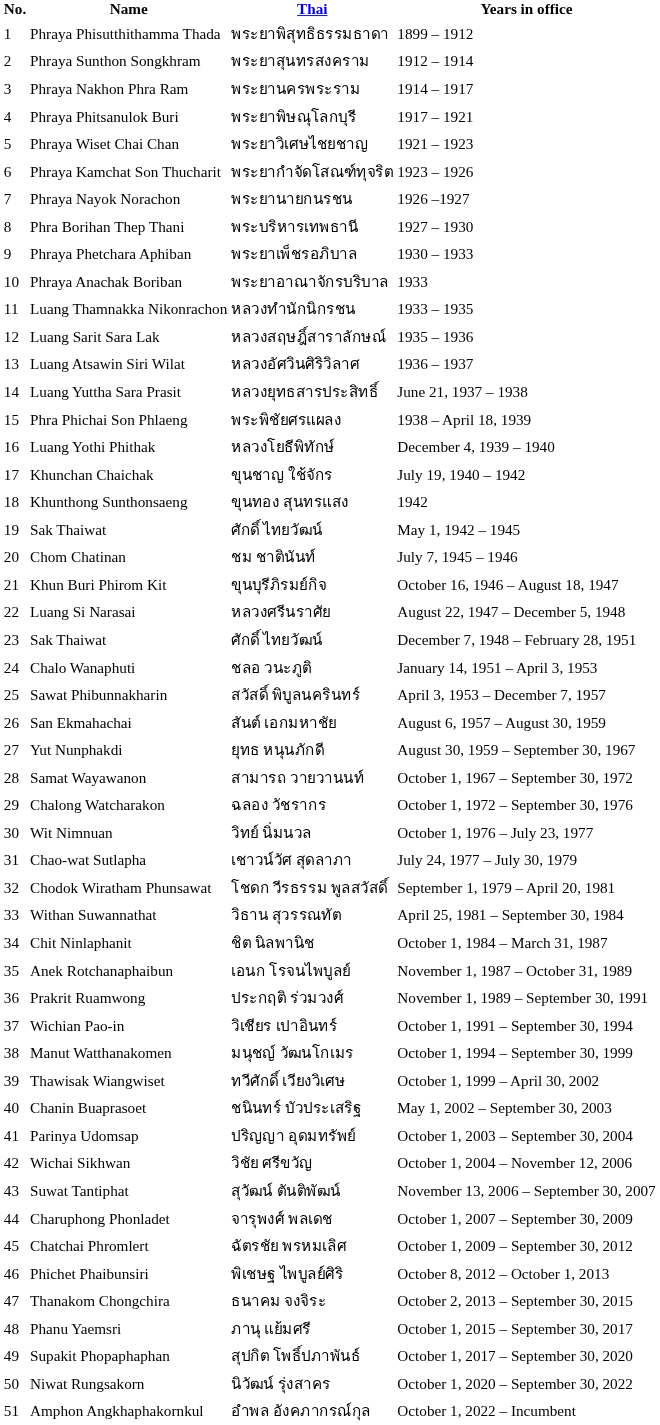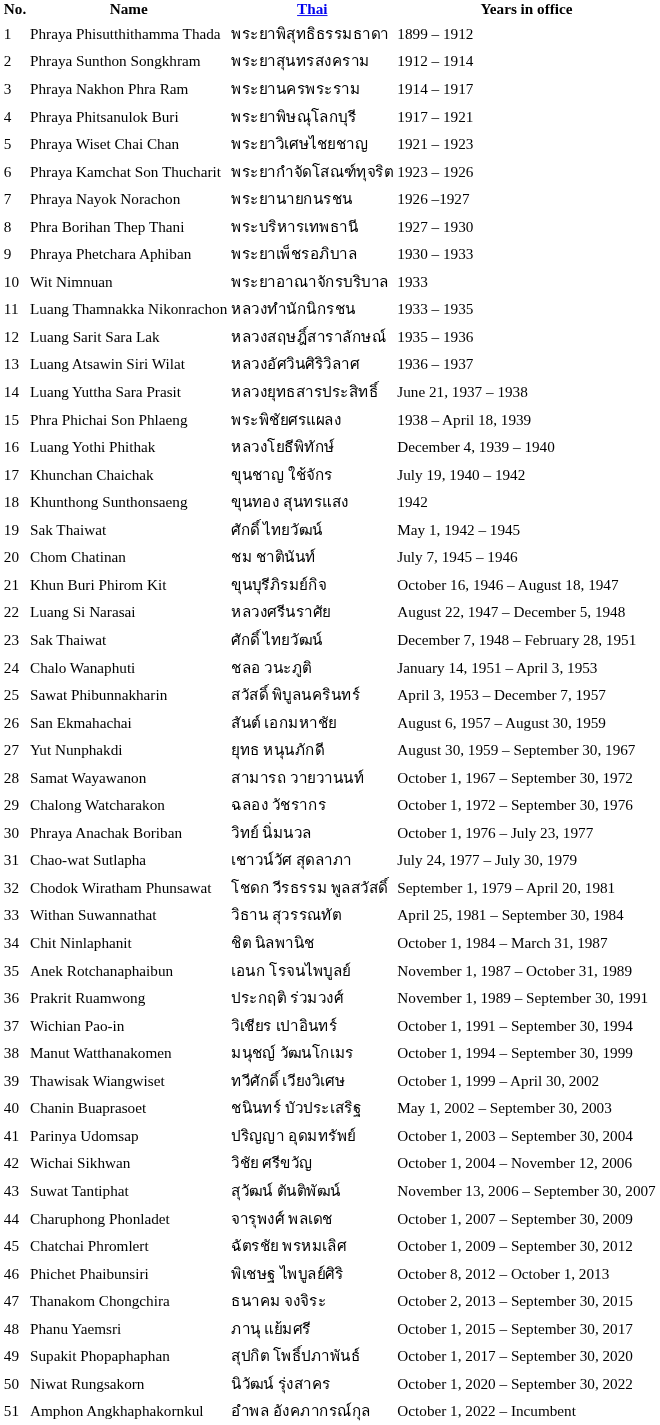(106, 281) Phraya Anachak Boriban -> (71, 281) Wit Nimnuan
(71, 832) Wit Nimnuan -> (106, 832) Phraya Anachak Boriban
